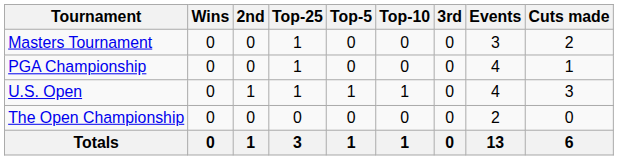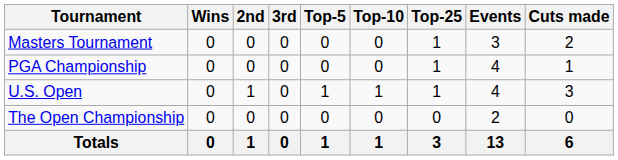columns swapped: (450, 17) <-> (297, 17)
